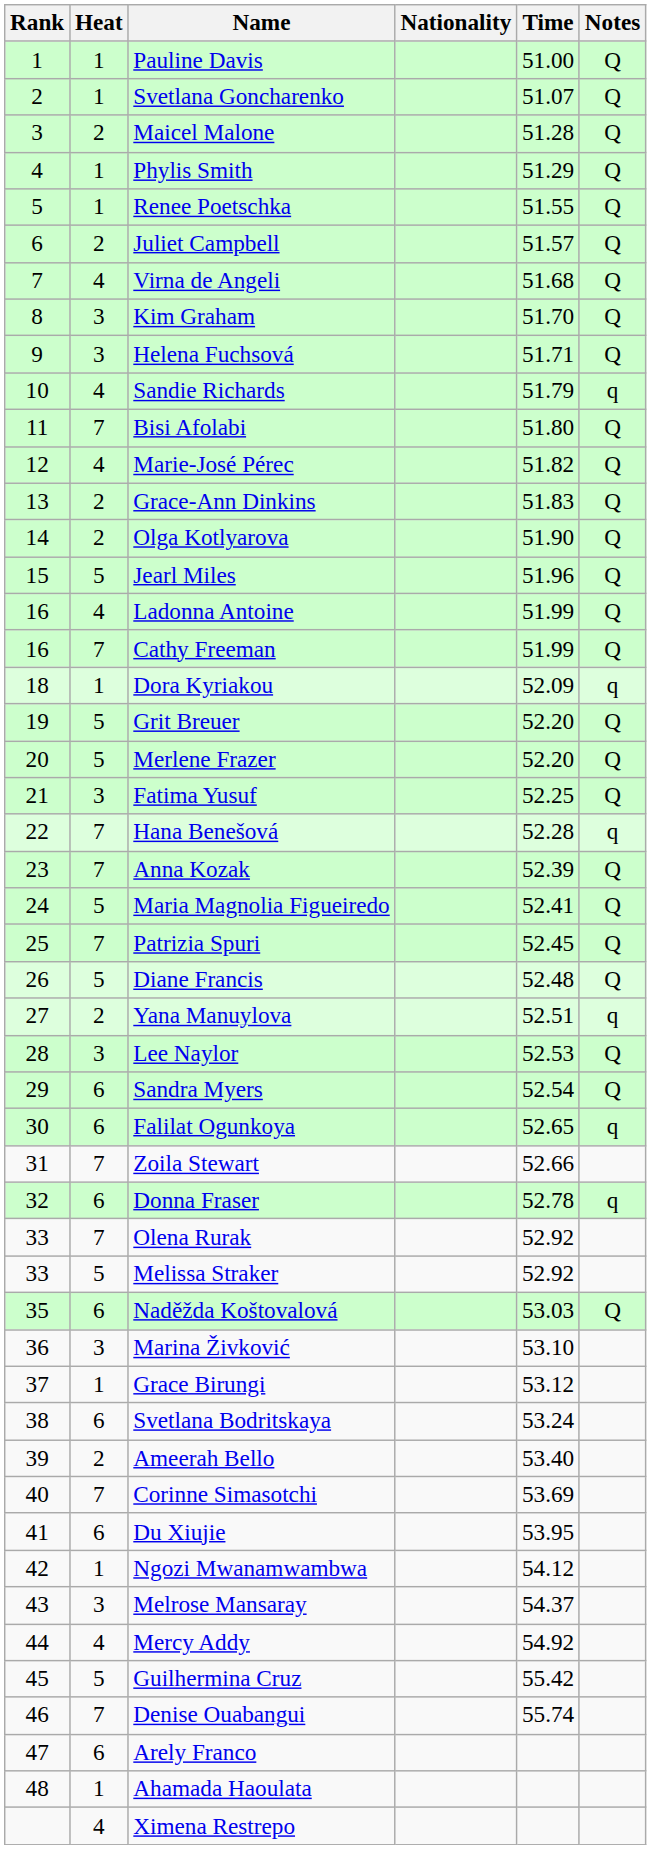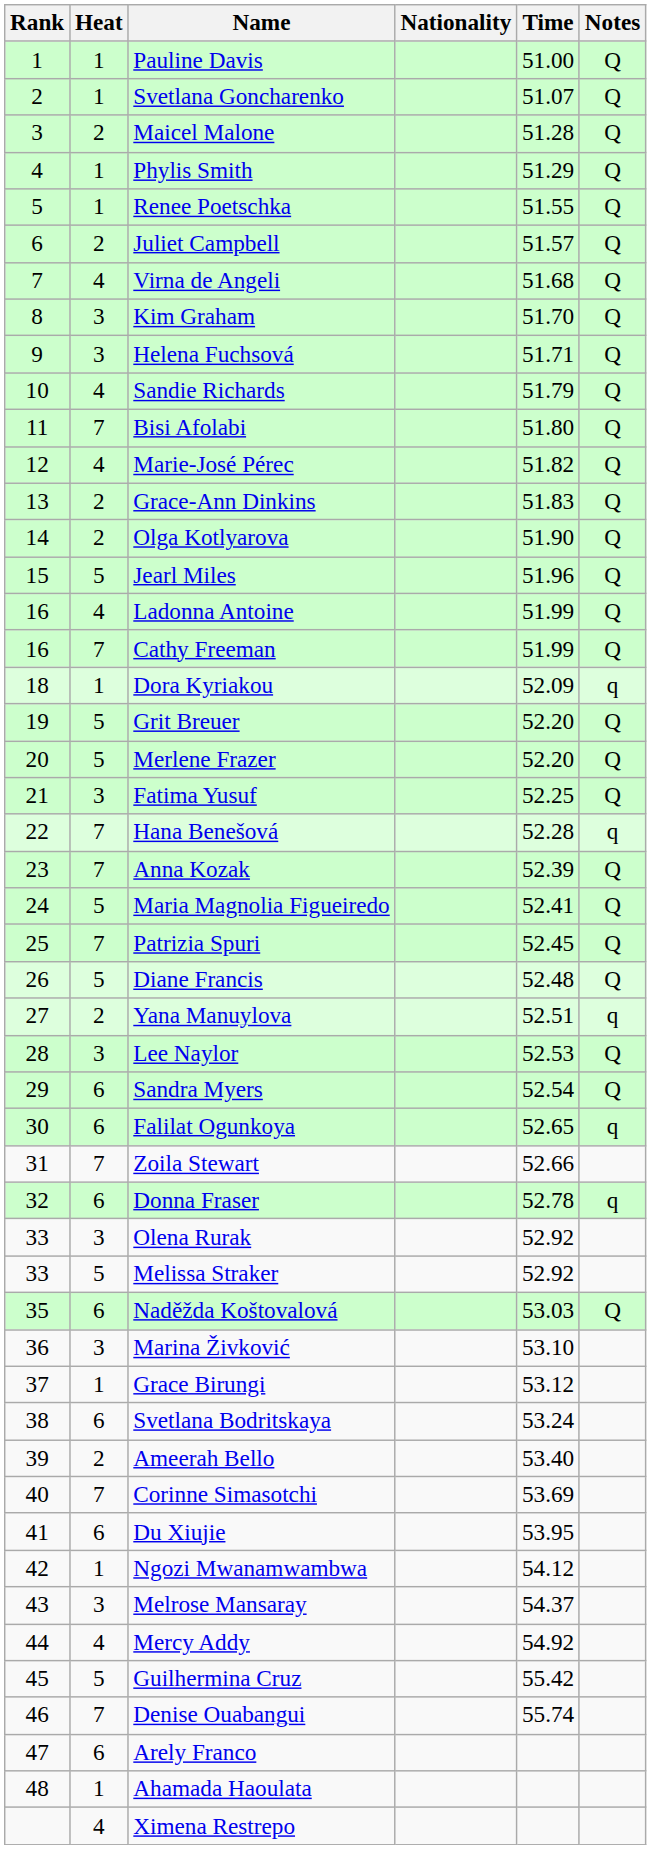(613, 390) q -> (613, 390) Q
(99, 1237) 7 -> (99, 1237) 3
